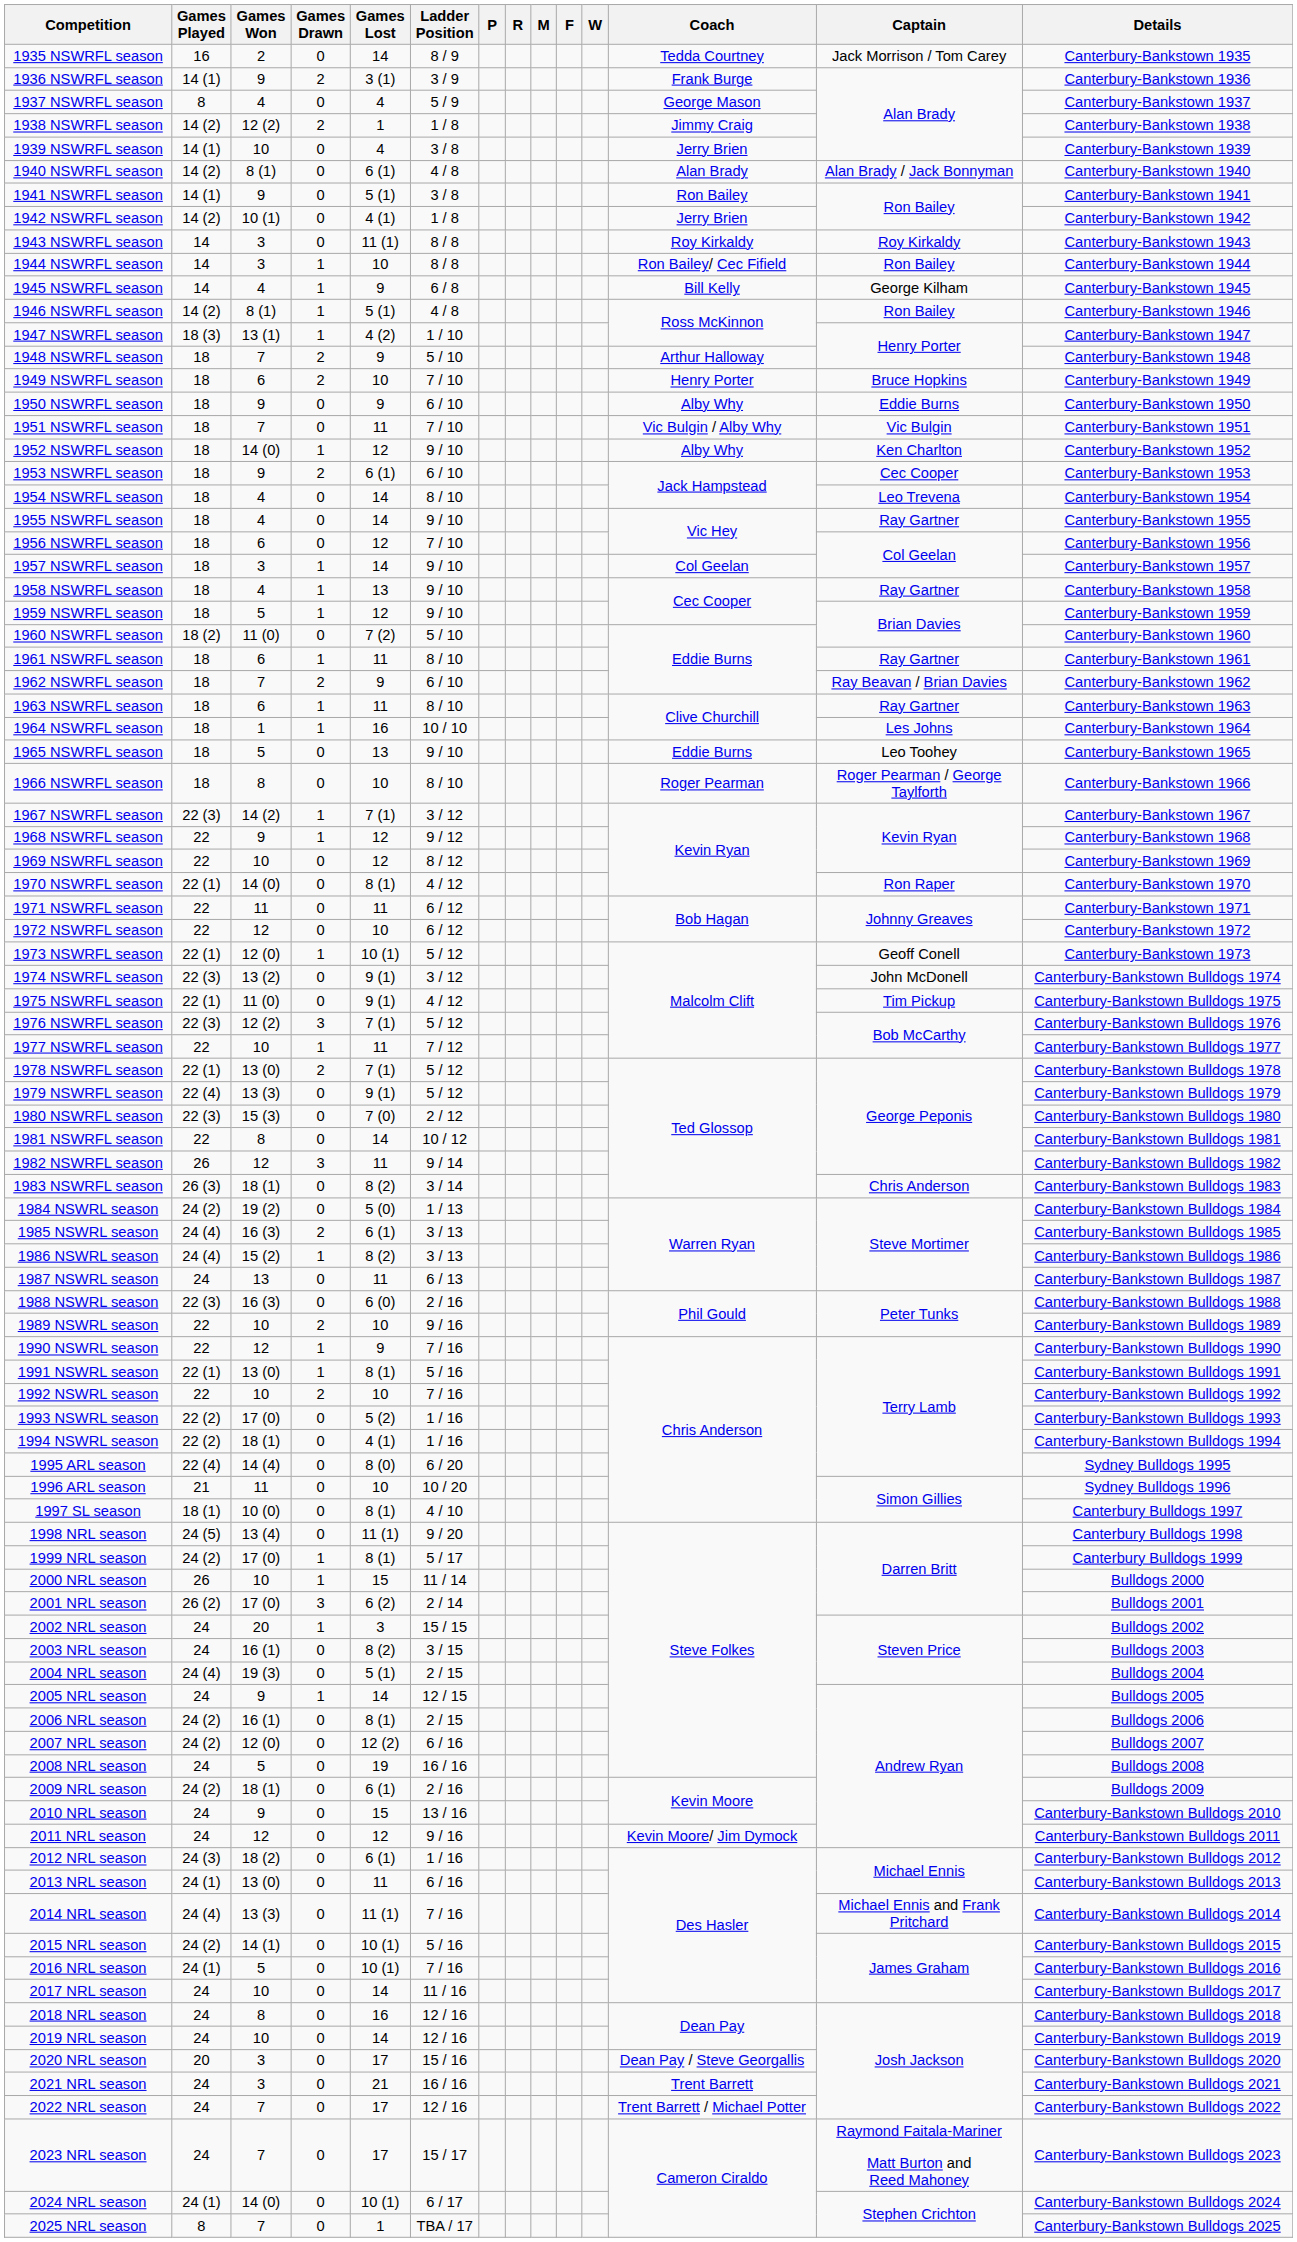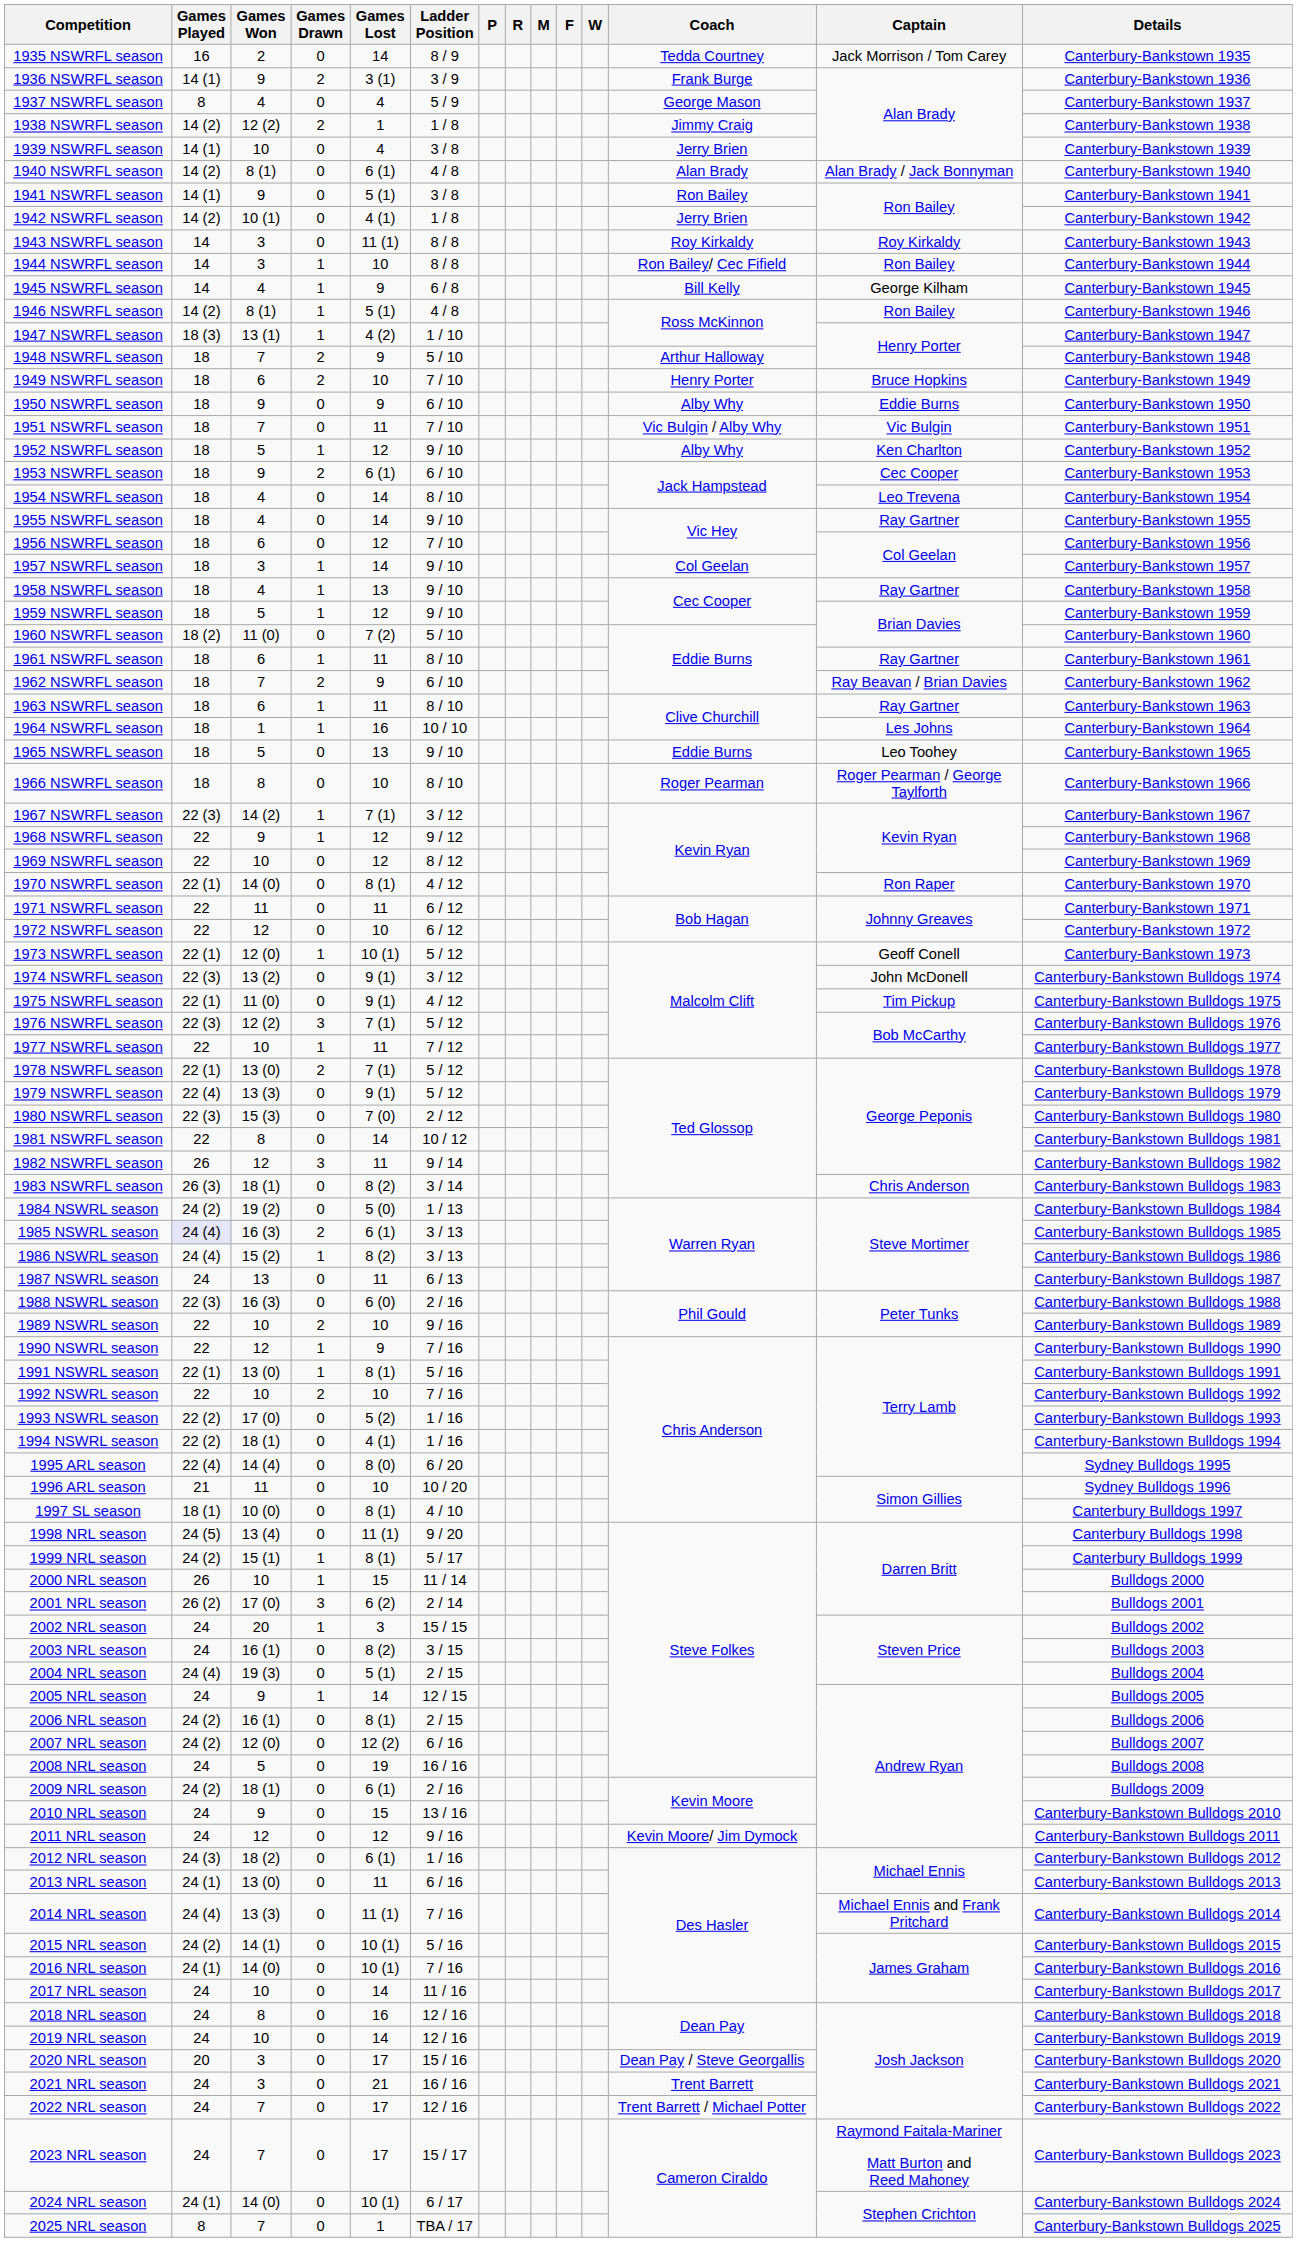(261, 451) 14 (0) -> (261, 451) 5
(201, 1233) no background -> (201, 1233) lavender background
(261, 1557) 17 (0) -> (261, 1557) 15 (1)
(261, 1968) 5 -> (261, 1968) 14 (0)
